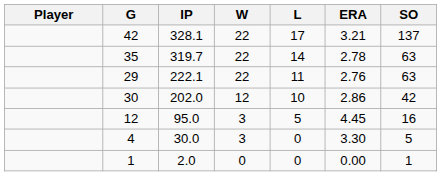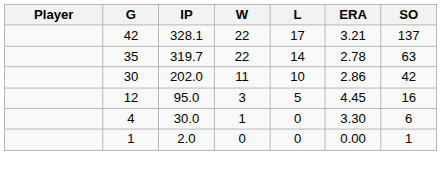- row: (131, 77)
(242, 98) 12 -> (242, 77) 11
(242, 139) 3 -> (242, 118) 1
(409, 139) 5 -> (409, 118) 6
